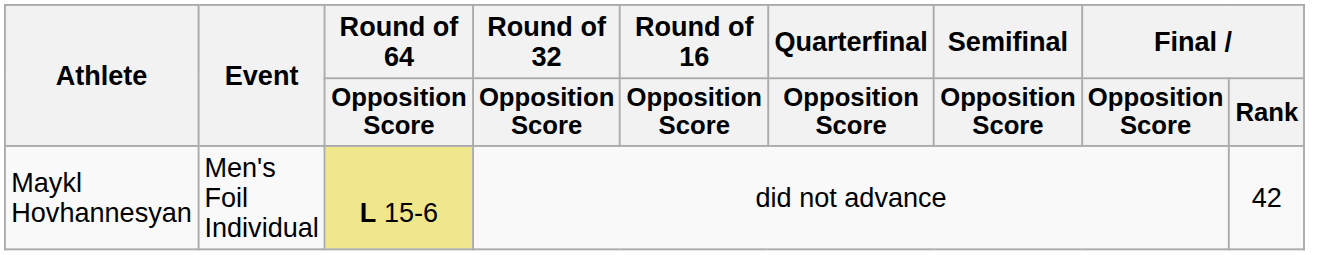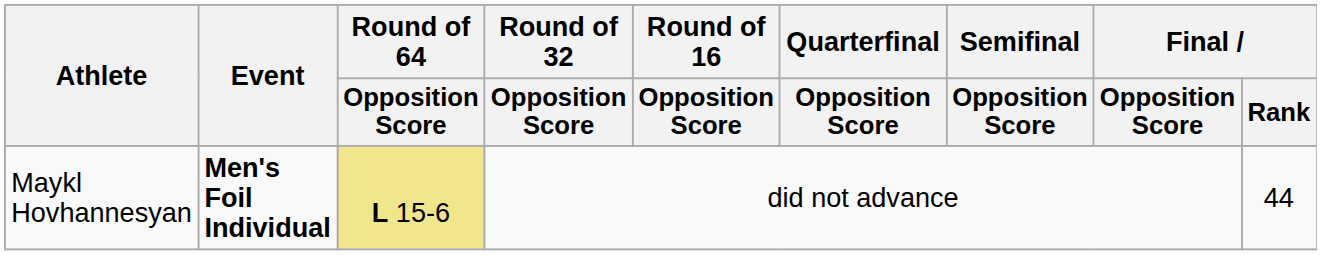(262, 198) normal -> (268, 198) bold
(1267, 198) 42 -> (1279, 198) 44
